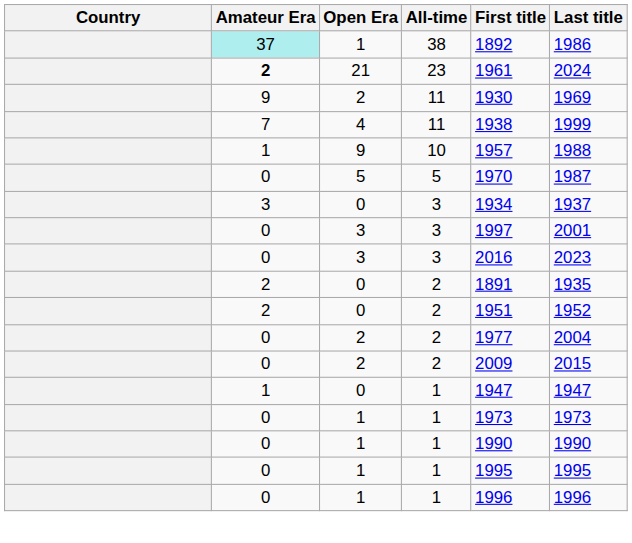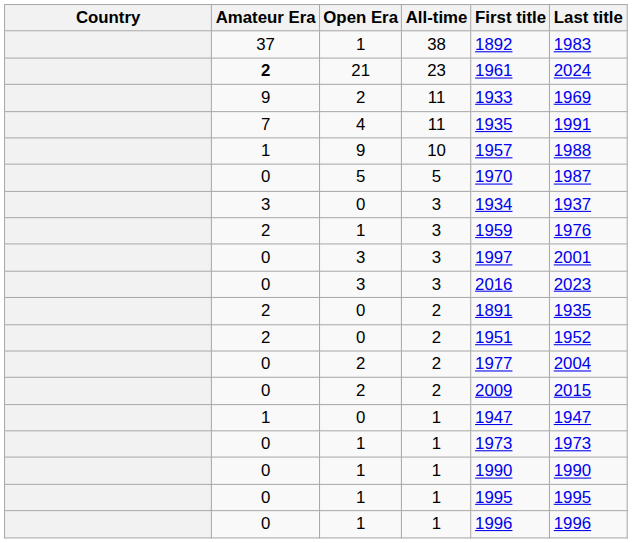(266, 44) paleturquoise background -> (266, 44) no background
(572, 44) 1986 -> (572, 44) 1983
(494, 97) 1930 -> (494, 97) 1933
(494, 124) 1938 -> (494, 124) 1935
(572, 124) 1999 -> (572, 124) 1991
+ row: (361, 230)
